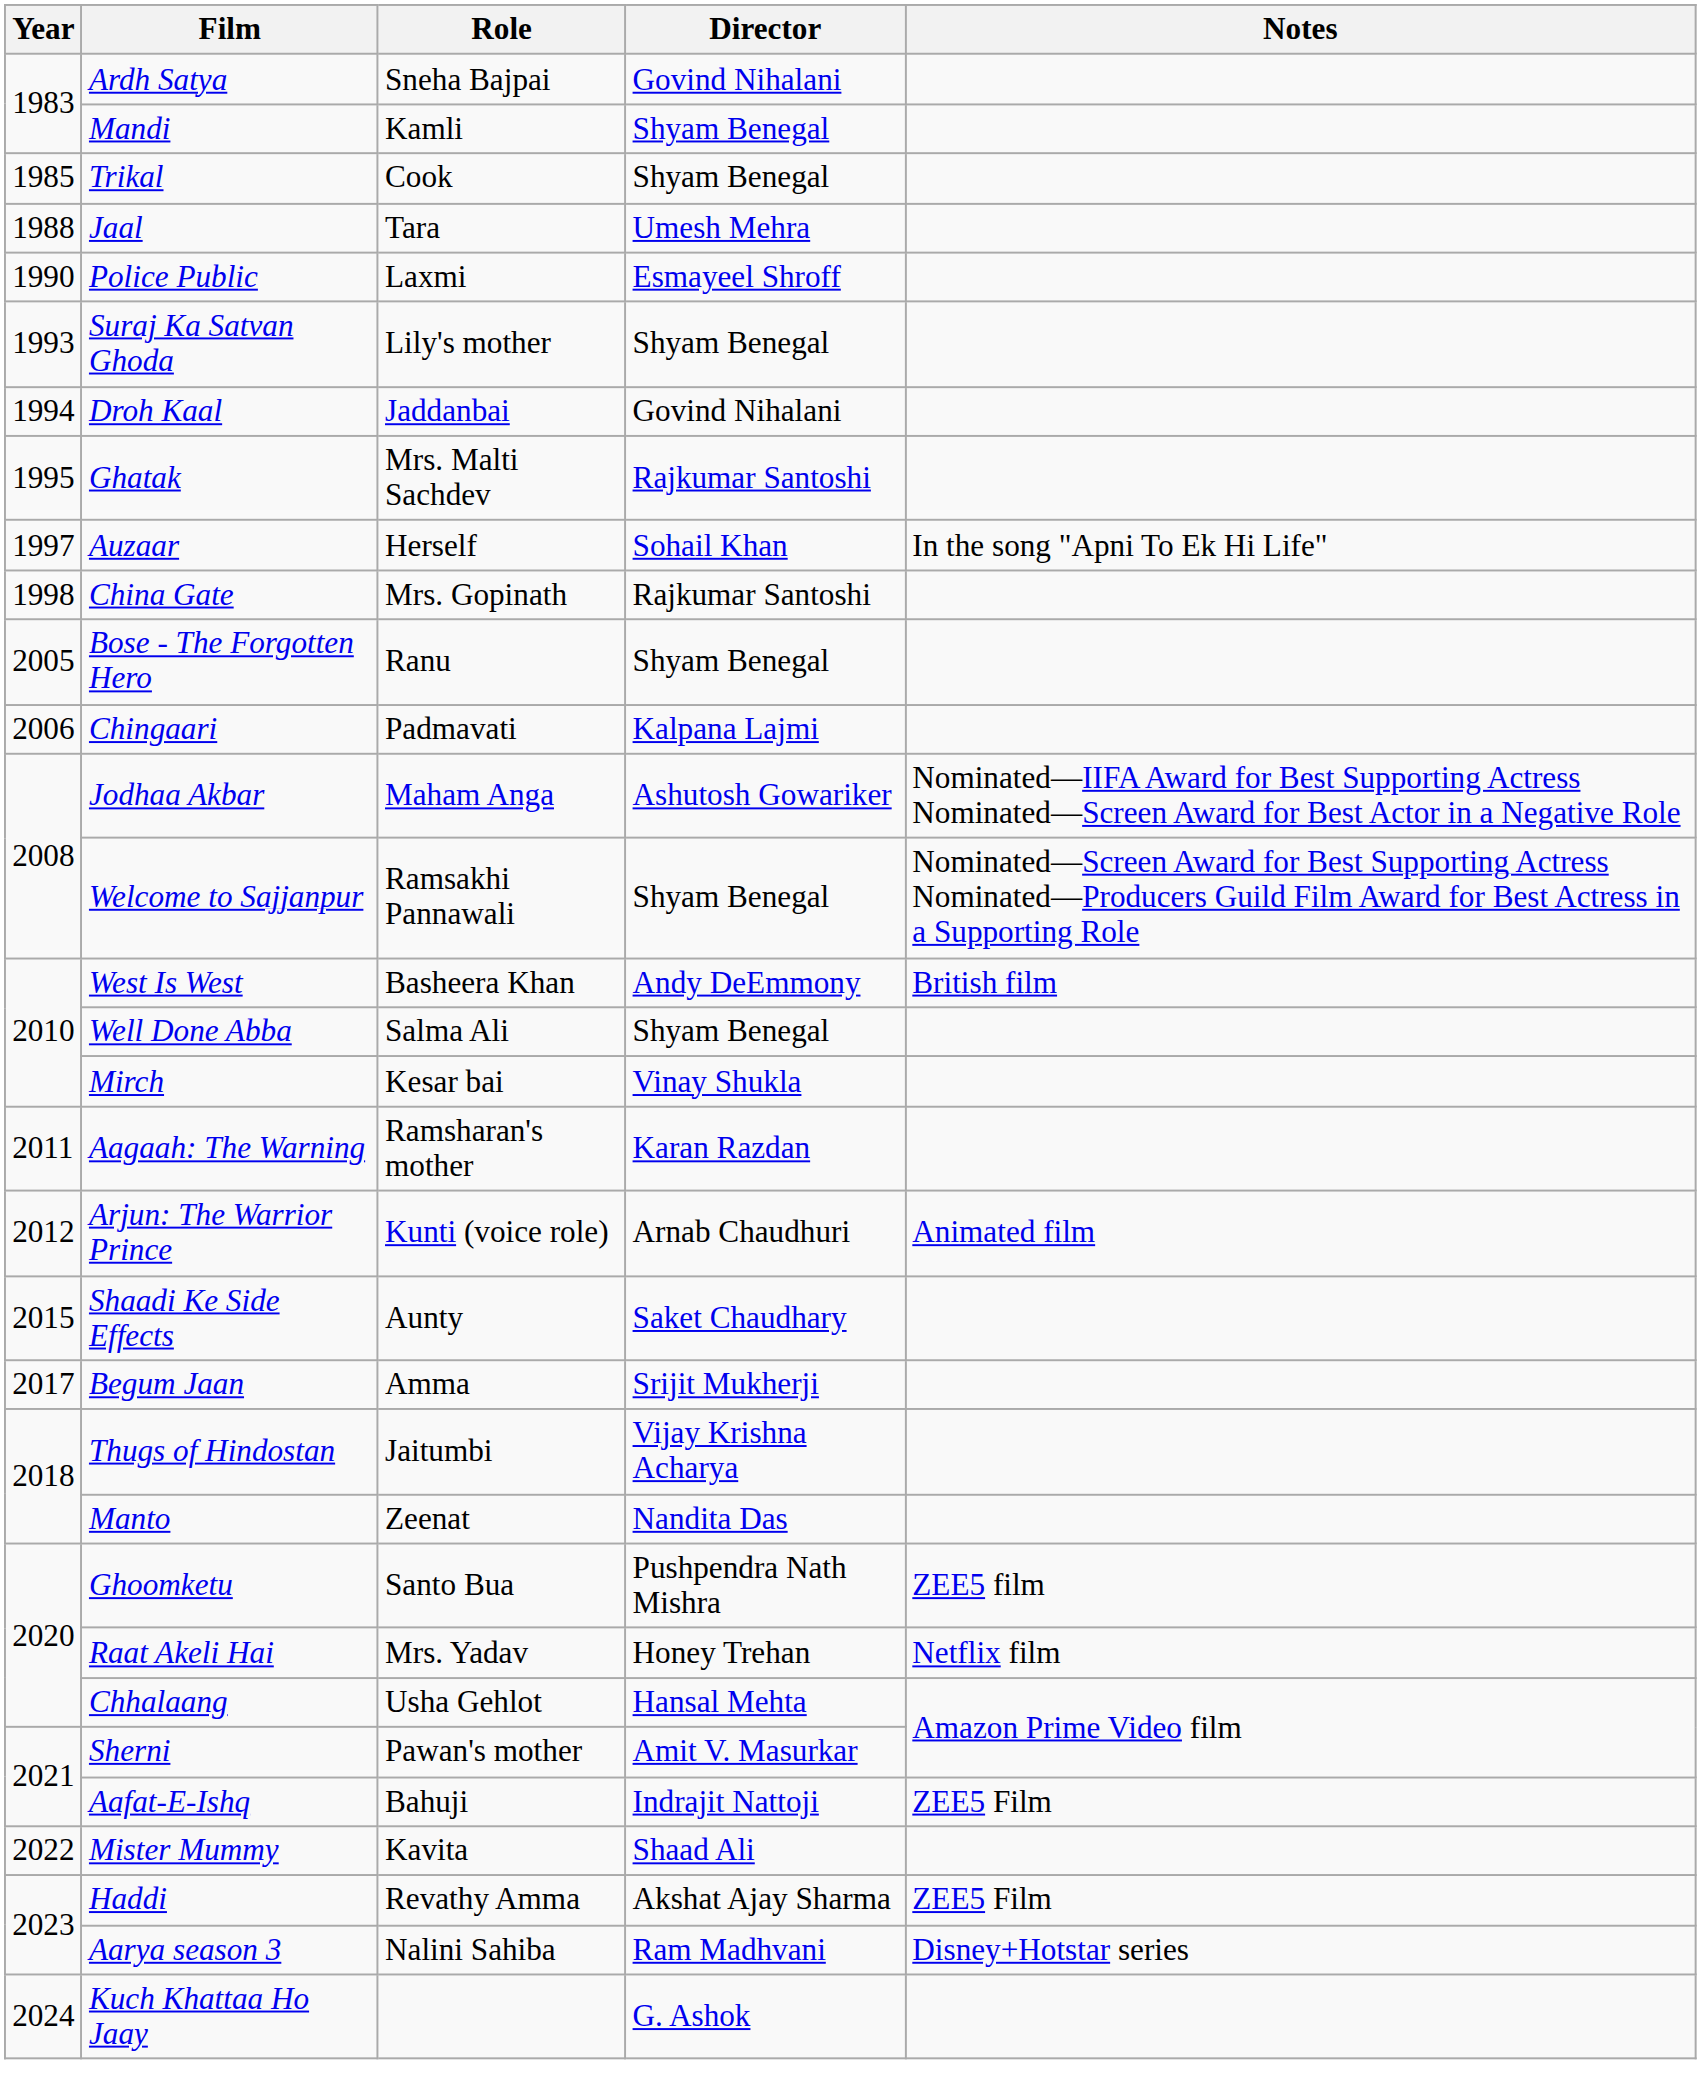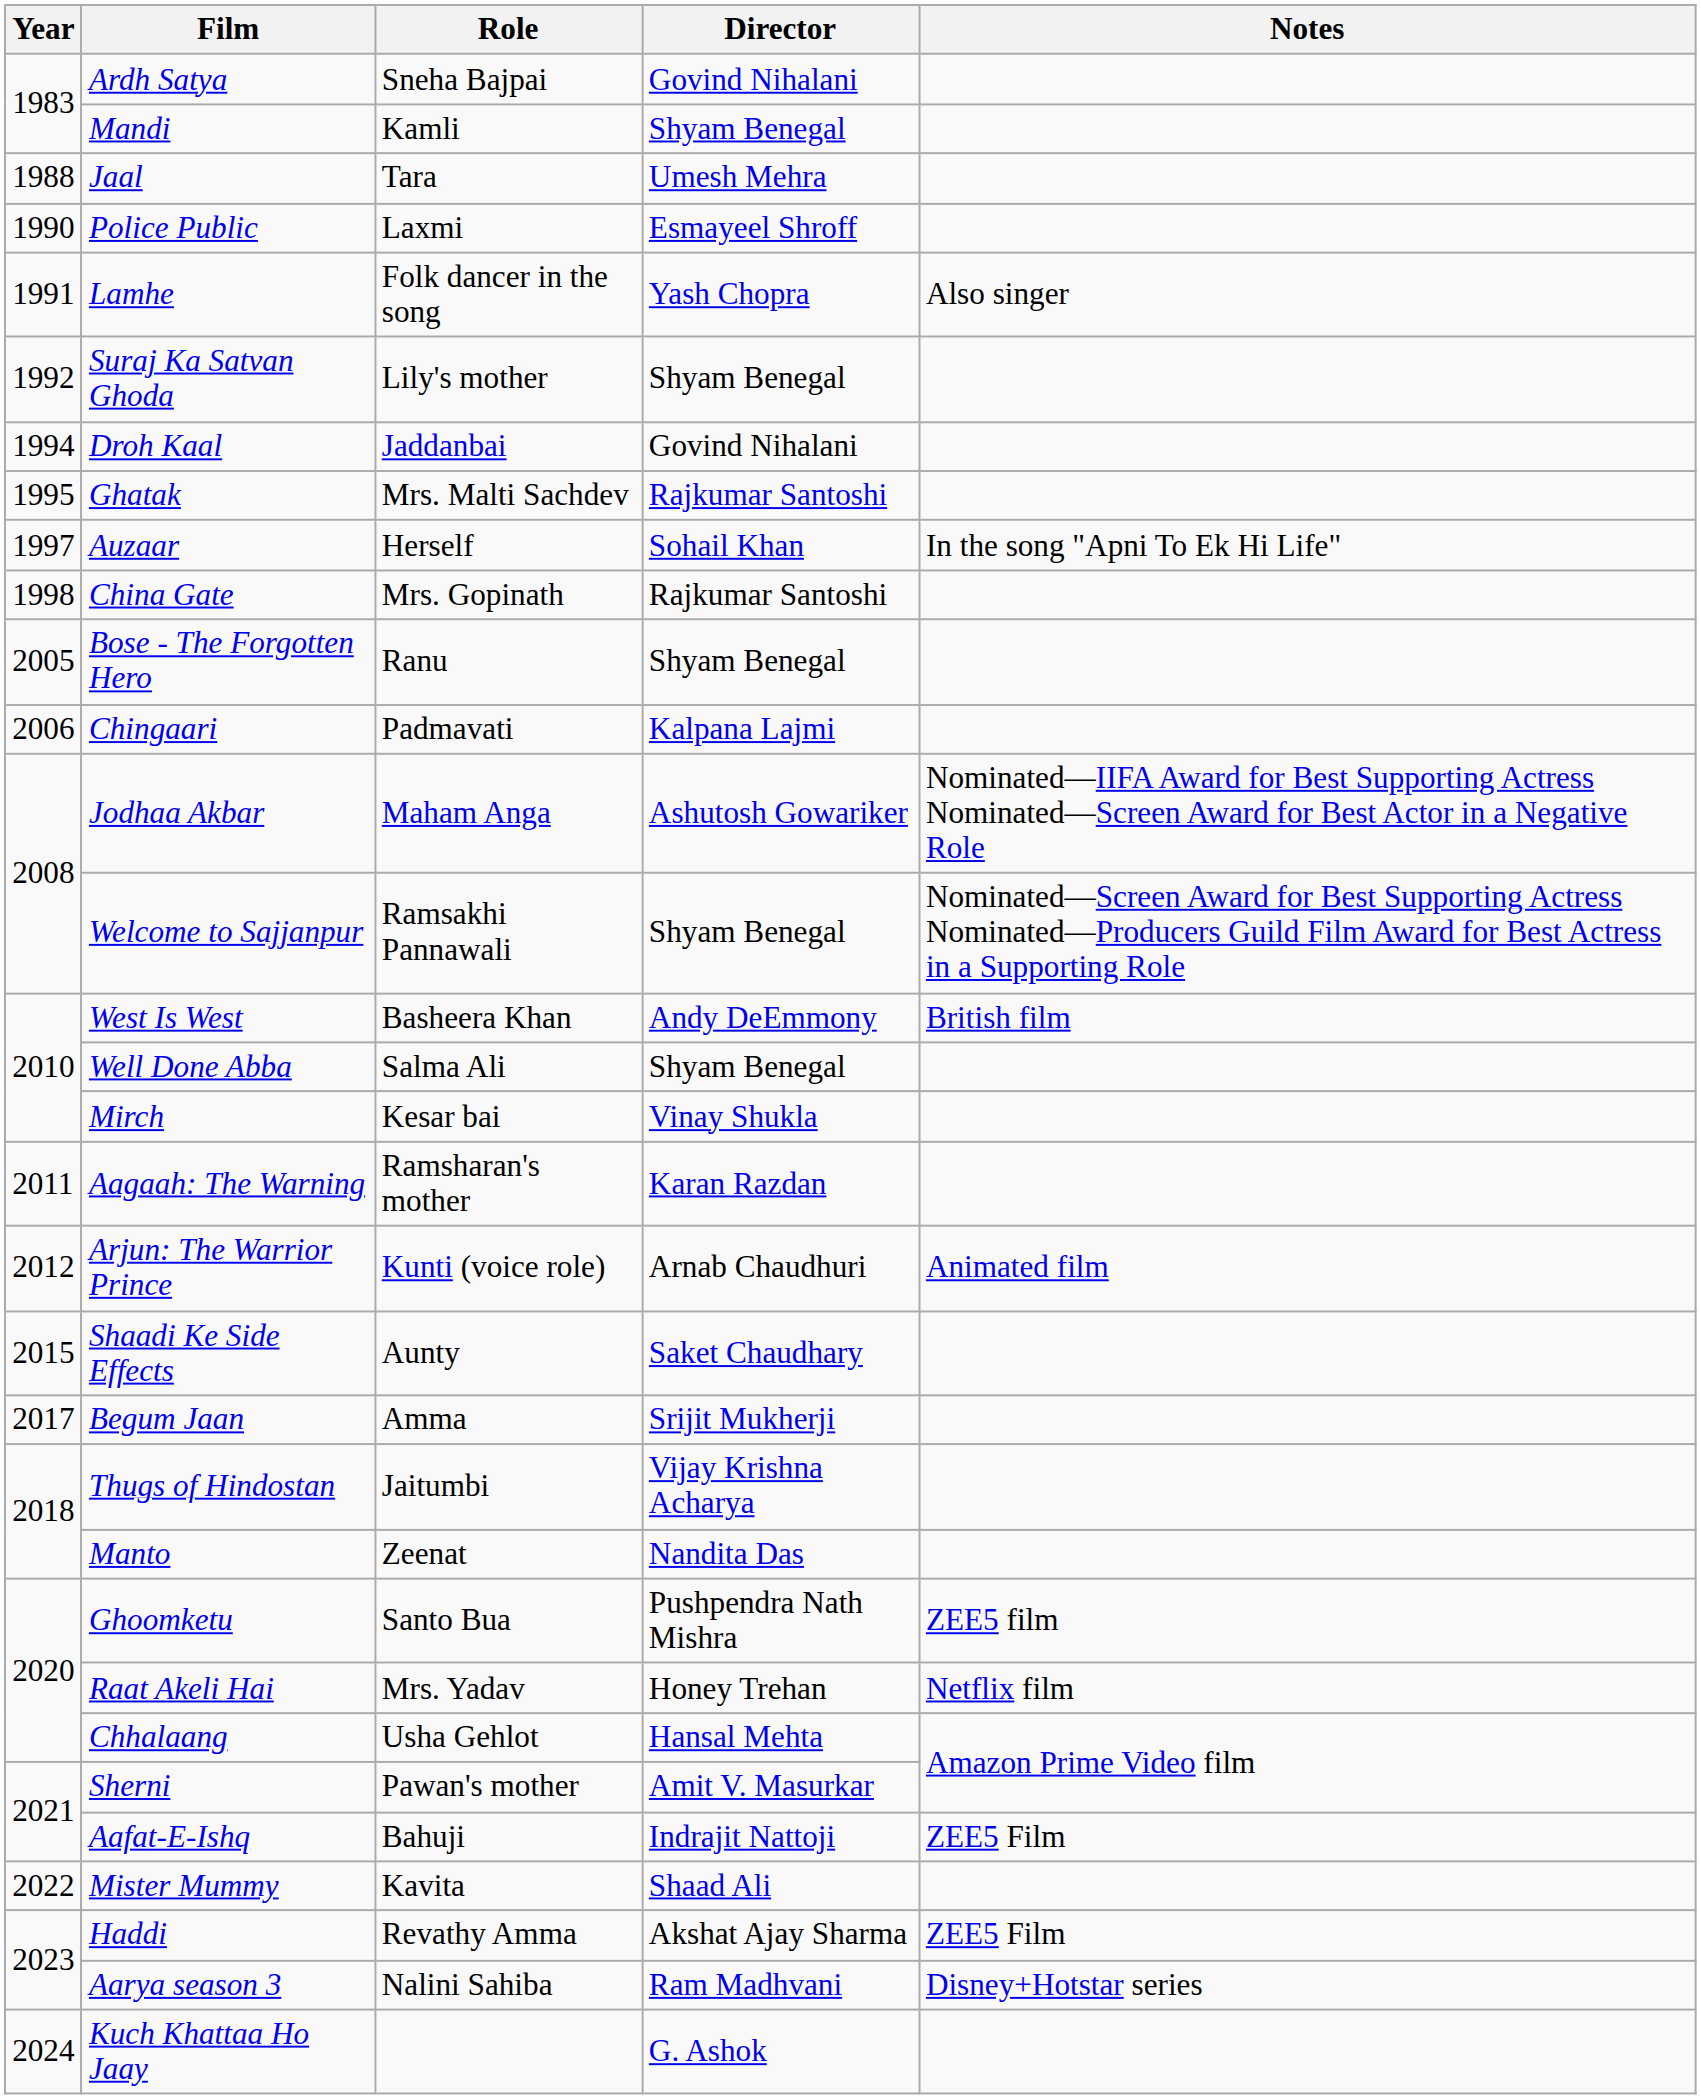- row: (126, 177)
+ row: (131, 294)
(43, 343) 1993 -> (43, 378) 1992
